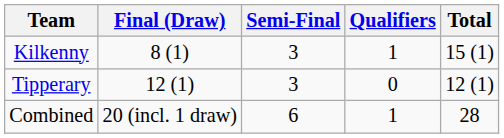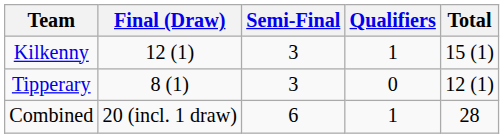(170, 52) 8 (1) -> (170, 52) 12 (1)
(170, 84) 12 (1) -> (170, 84) 8 (1)
